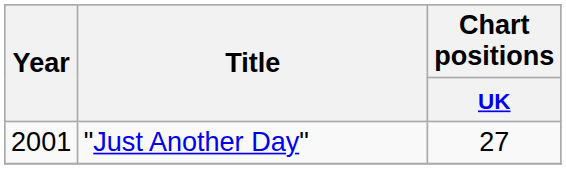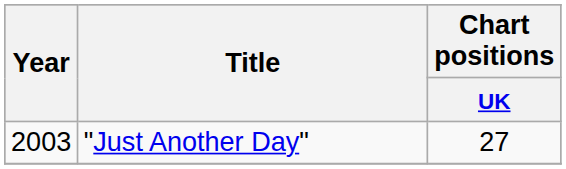(41, 142) 2001 -> (41, 142) 2003
